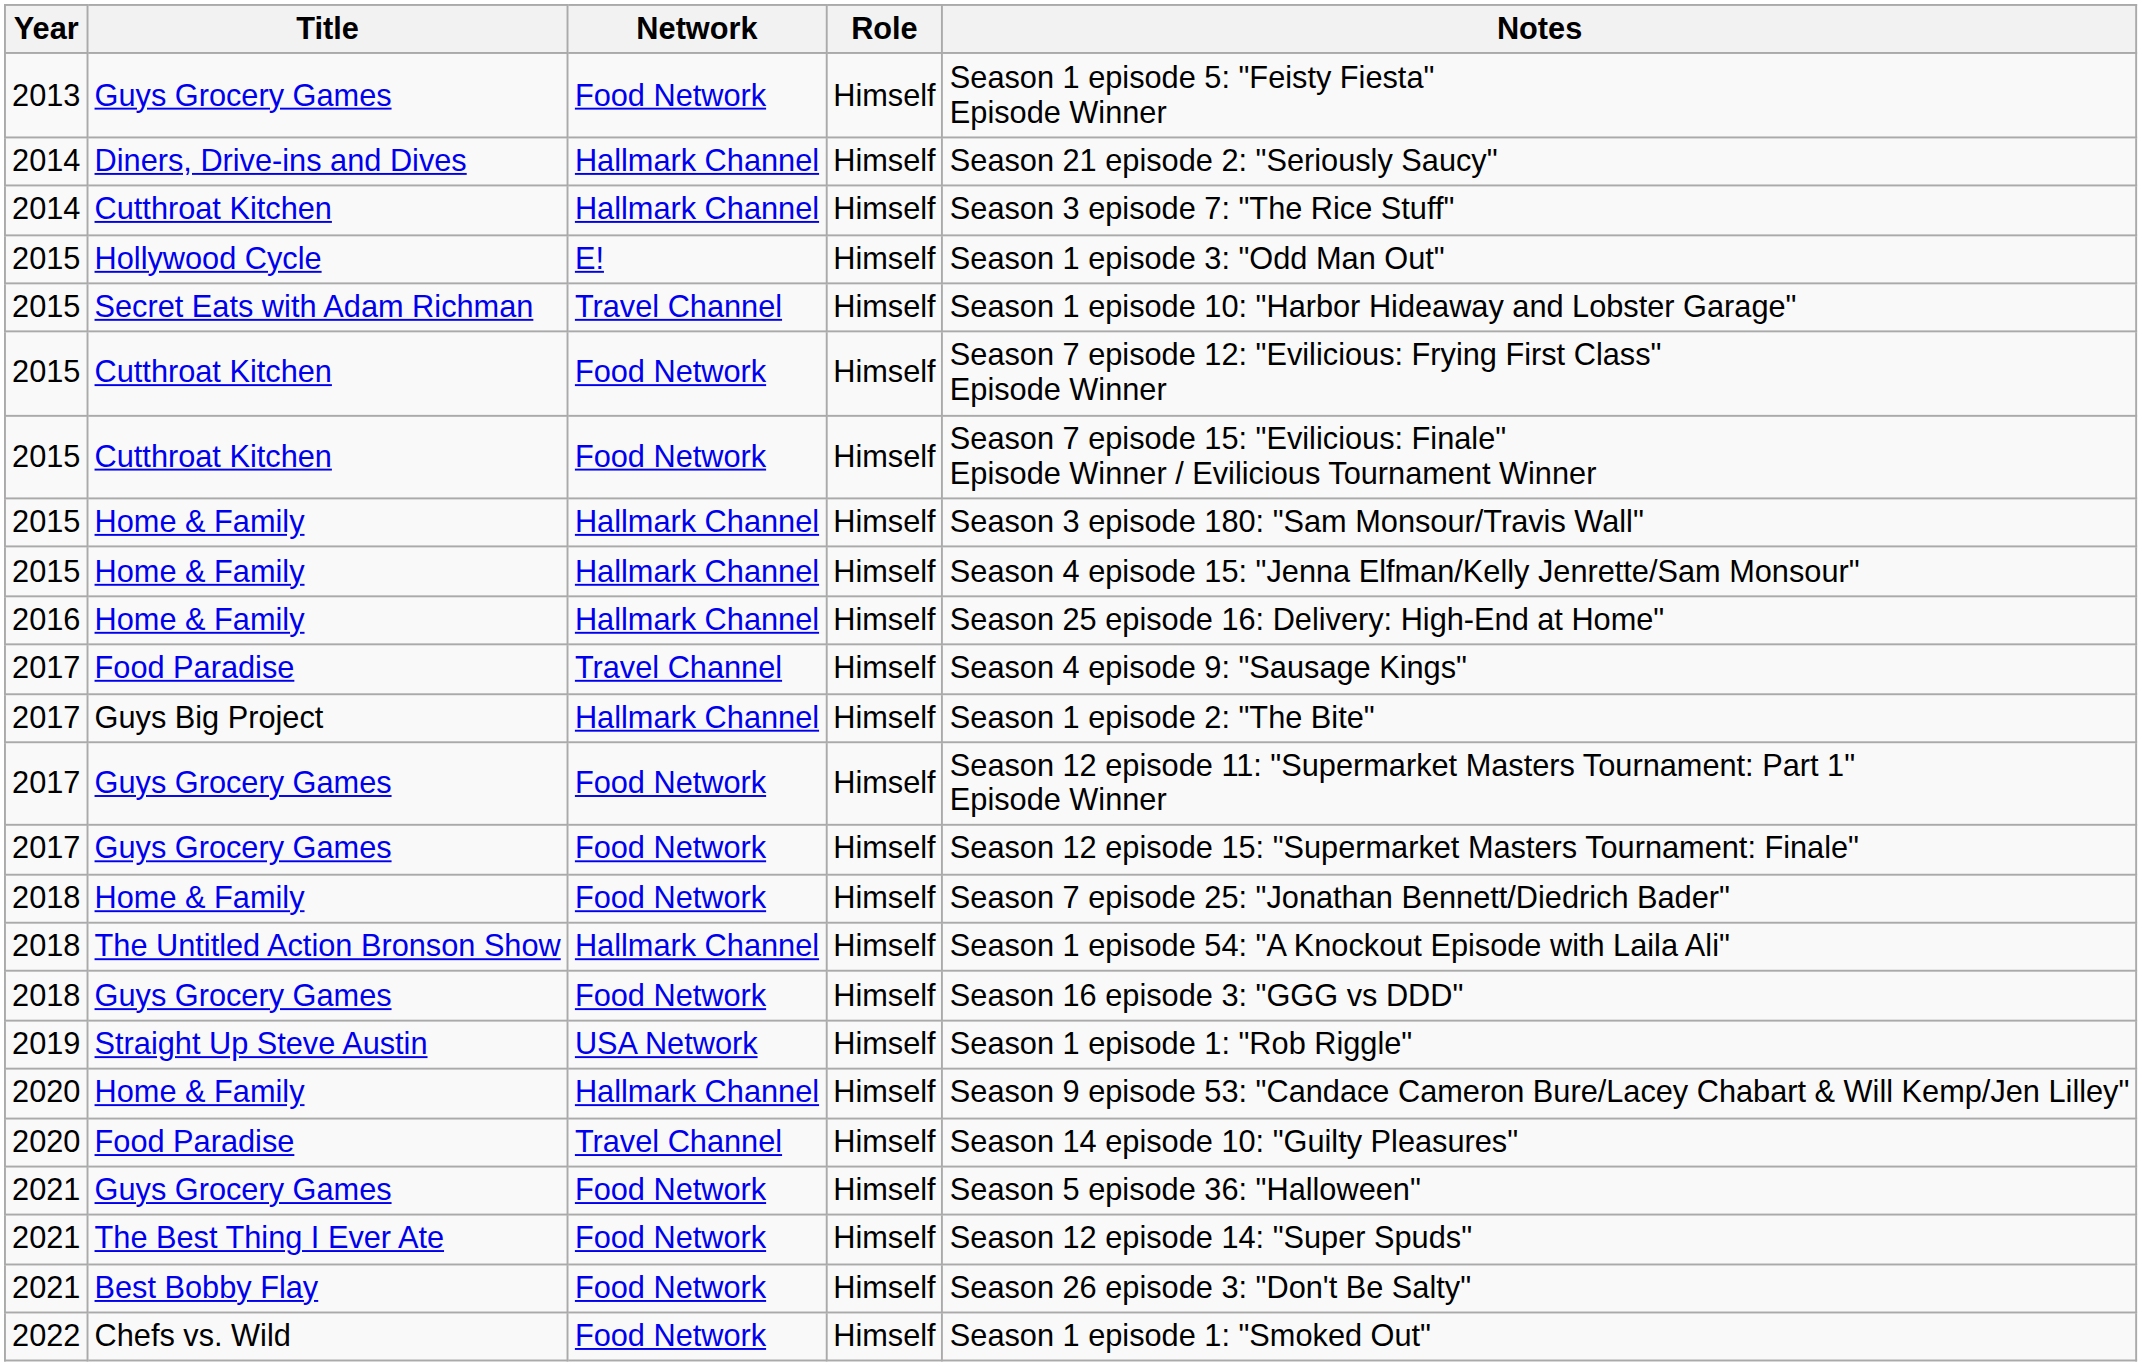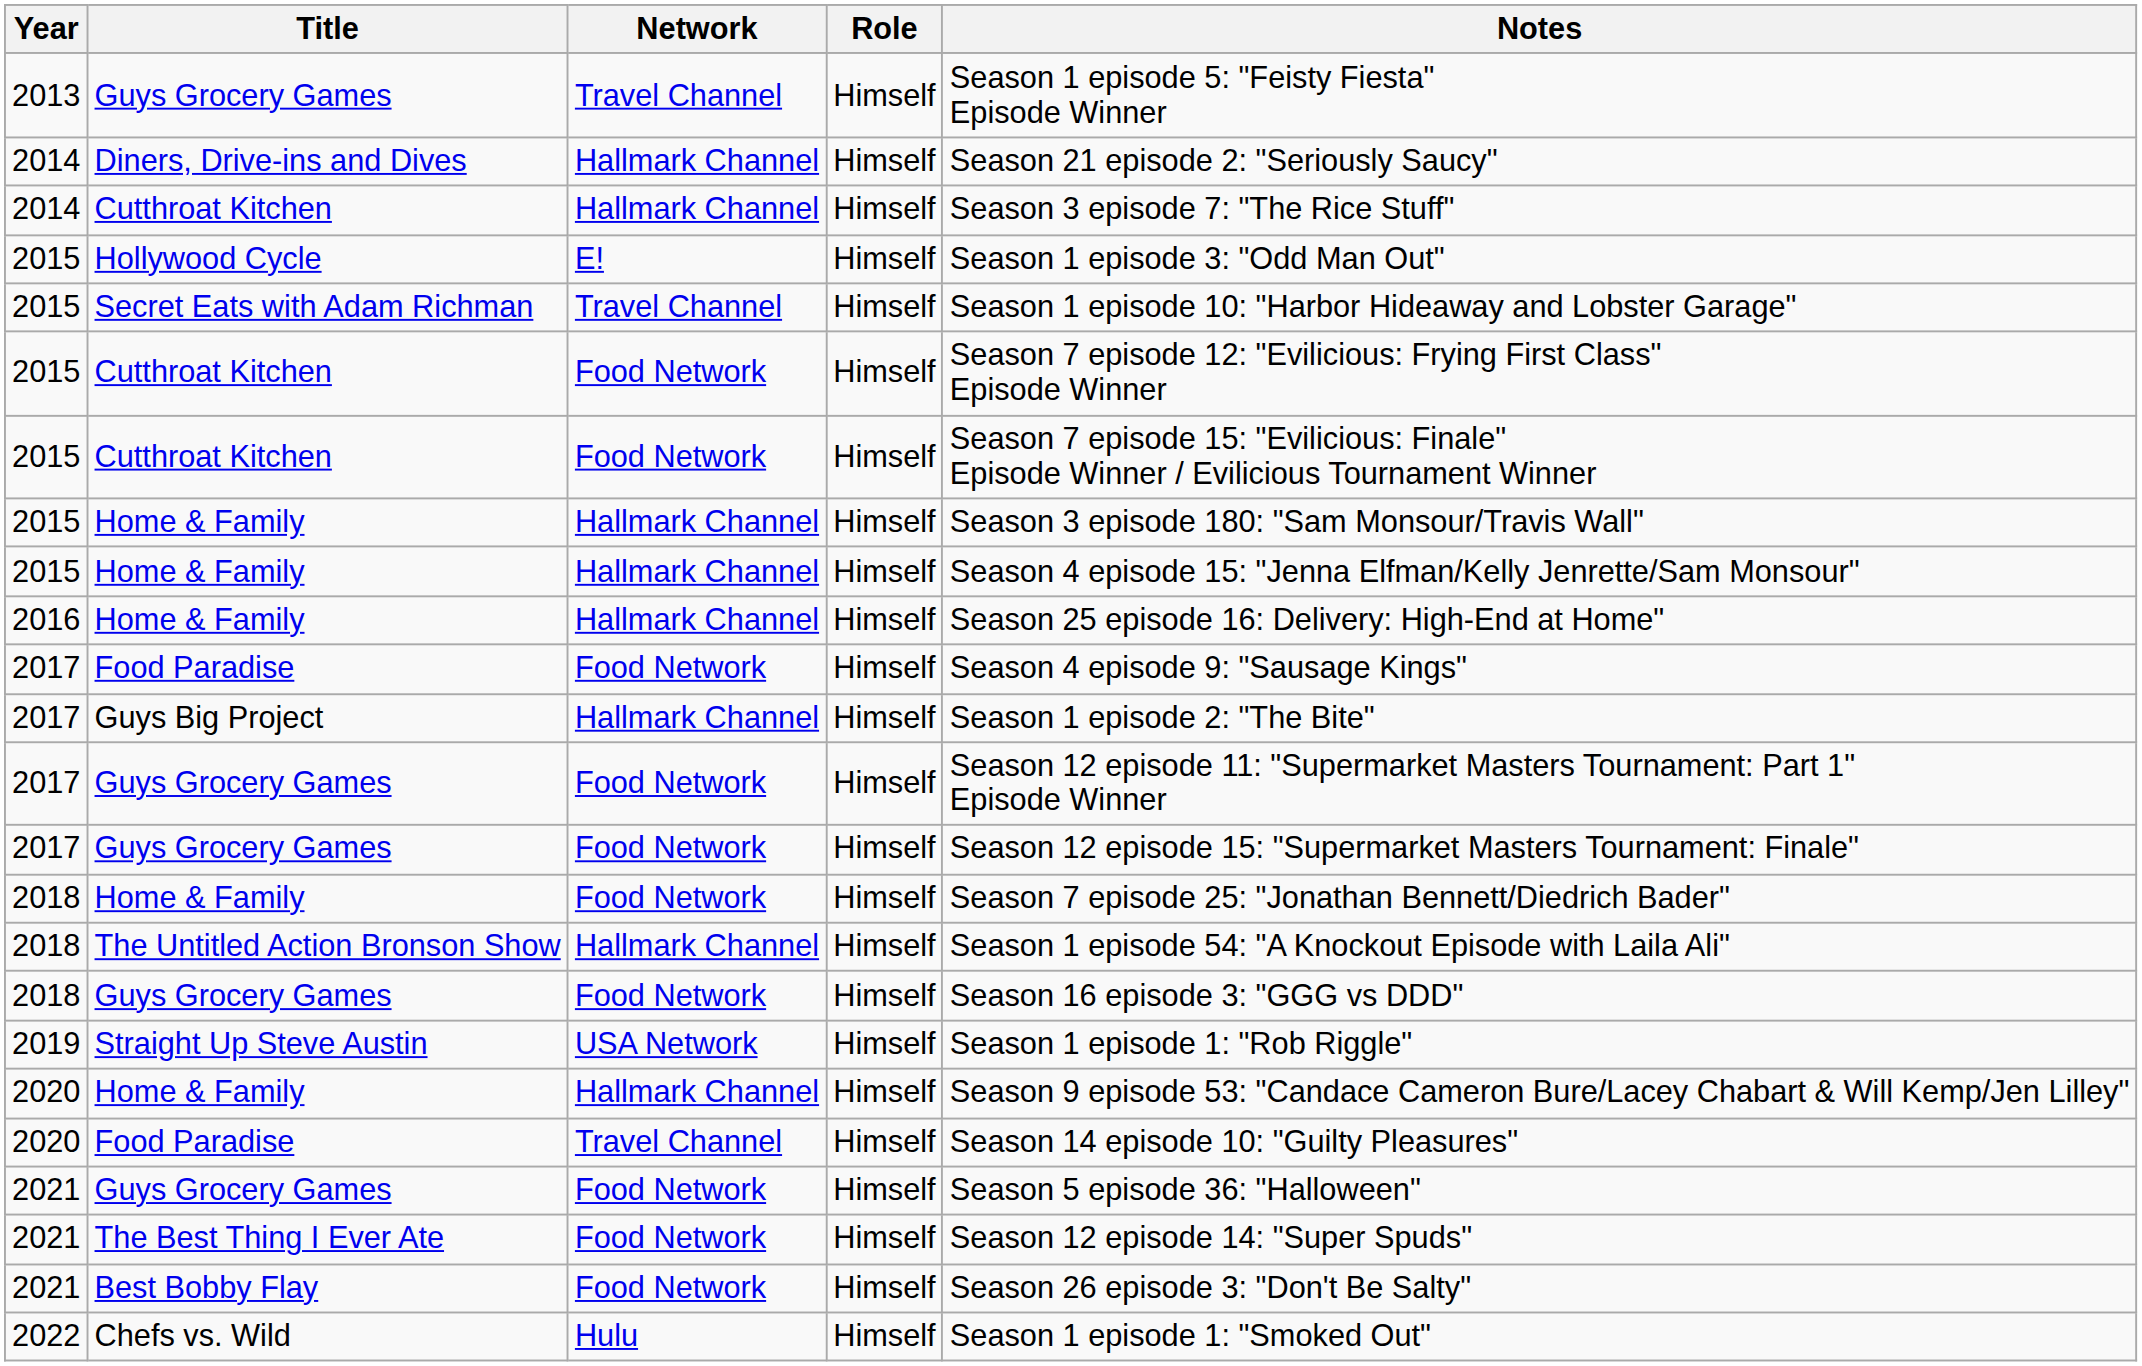(671, 94) Food Network -> (678, 94) Travel Channel
(678, 668) Travel Channel -> (671, 668) Food Network
(671, 1336) Food Network -> (606, 1336) Hulu
